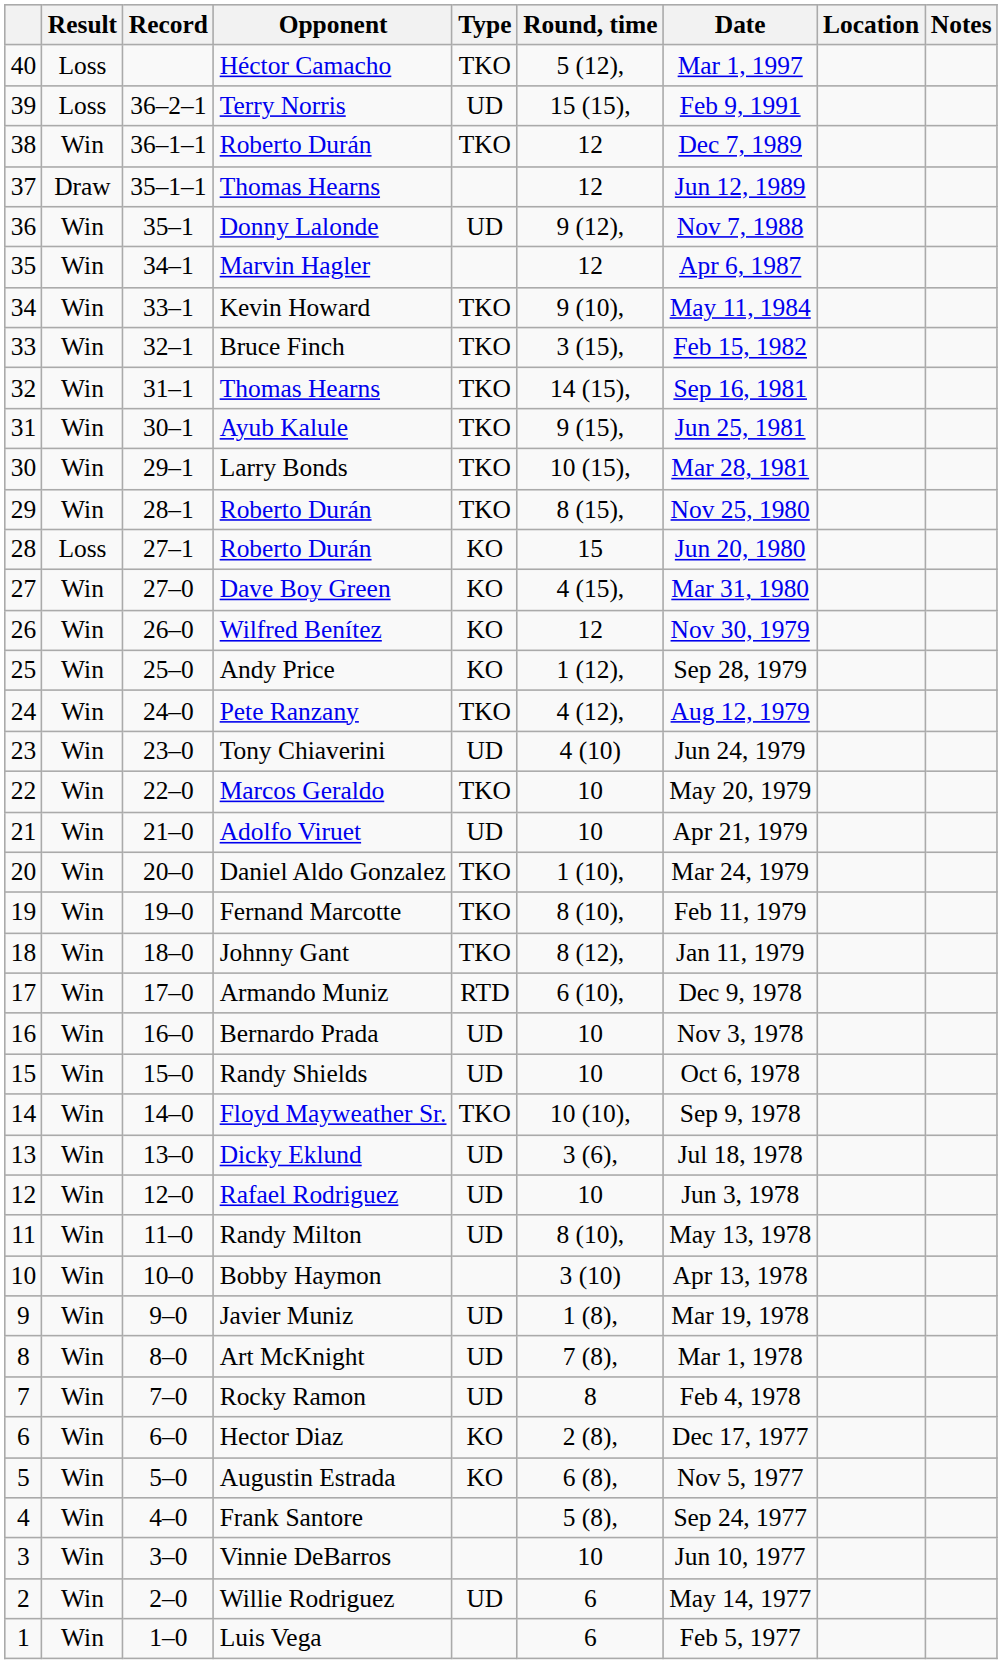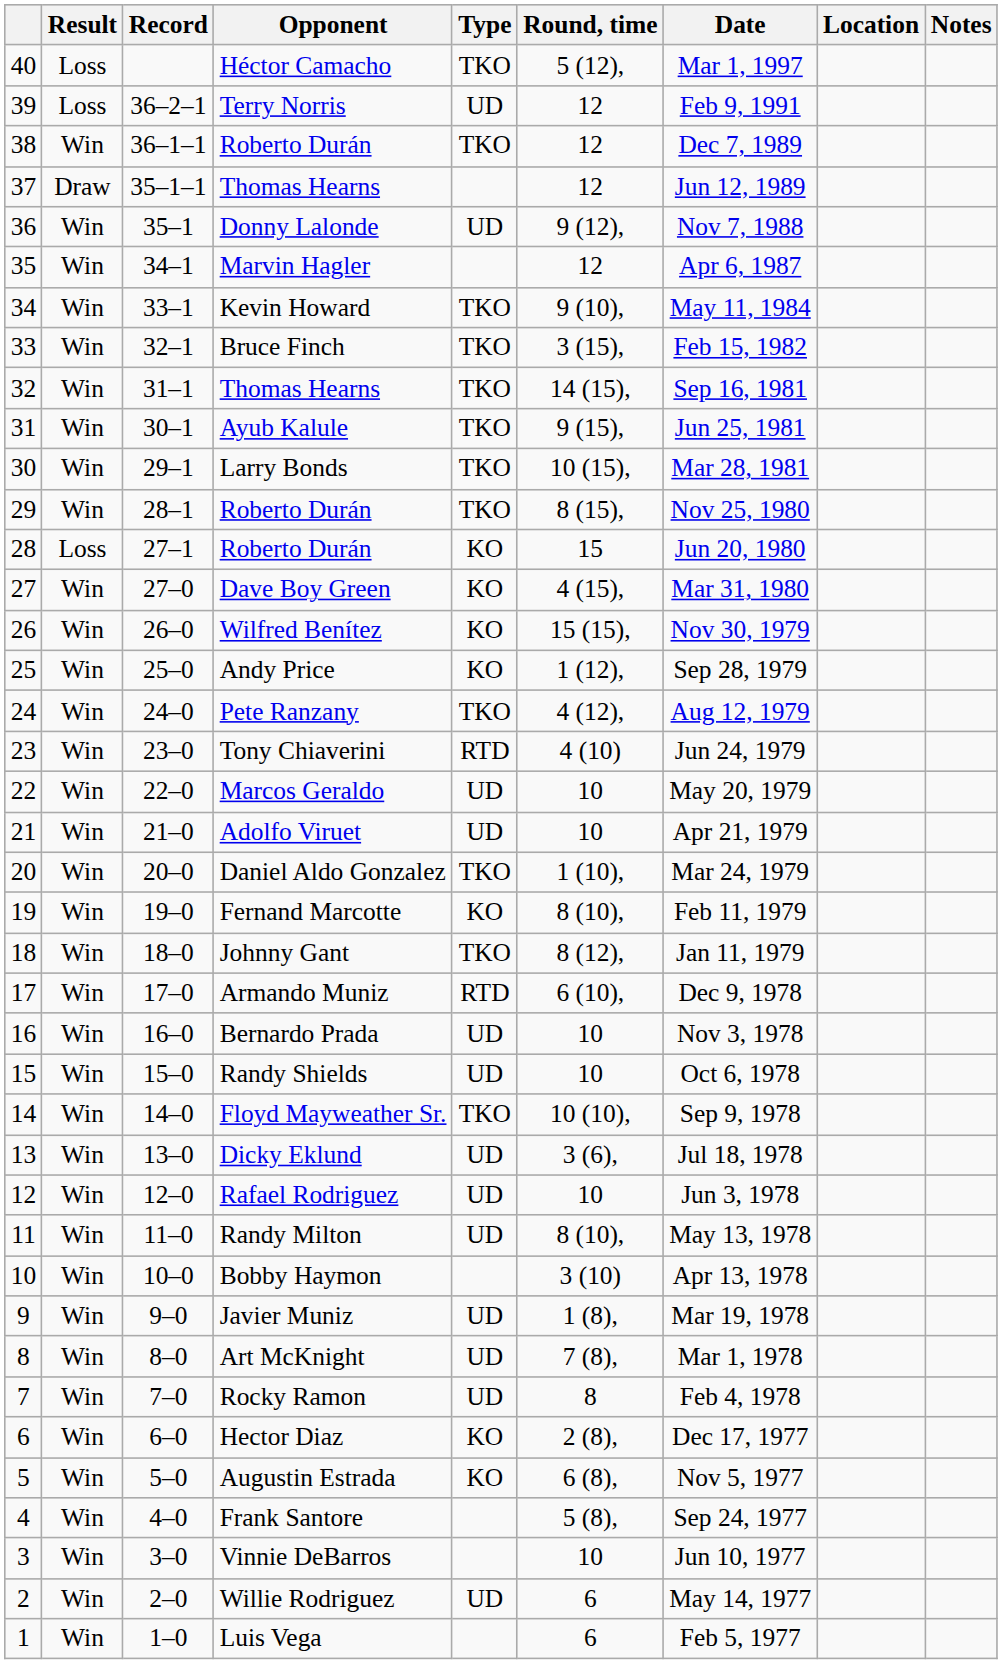(590, 105) 15 (15), -> (590, 105) 12
(590, 629) 12 -> (590, 629) 15 (15),
(485, 750) UD -> (485, 750) RTD
(485, 791) TKO -> (485, 791) UD
(485, 912) TKO -> (485, 912) KO
